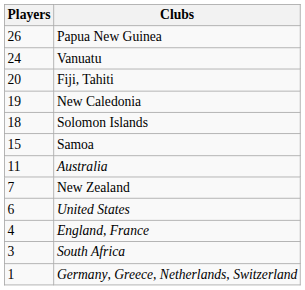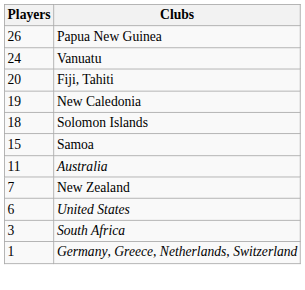- row: (103, 230)
